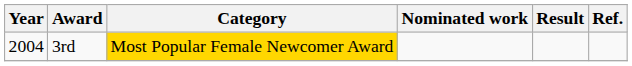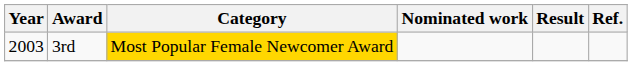(26, 46) 2004 -> (26, 46) 2003
